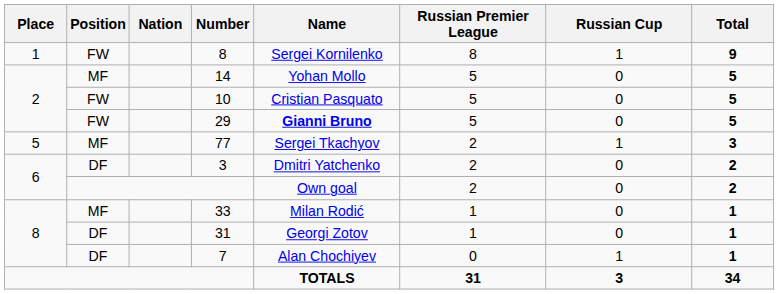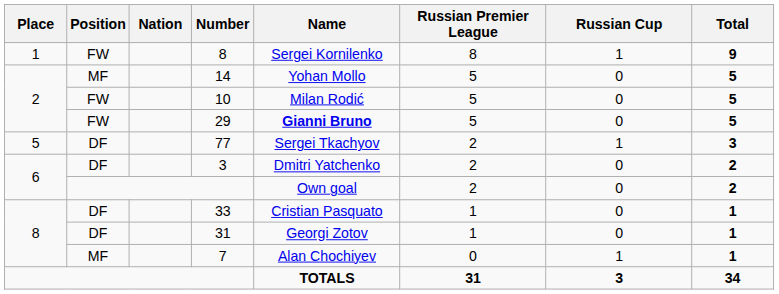(327, 99) Cristian Pasquato -> (327, 99) Milan Rodić
(98, 144) MF -> (98, 144) DF
(98, 211) MF -> (98, 211) DF
(327, 211) Milan Rodić -> (327, 211) Cristian Pasquato
(98, 255) DF -> (98, 255) MF
